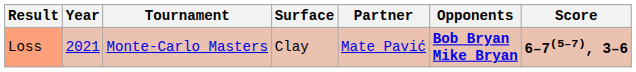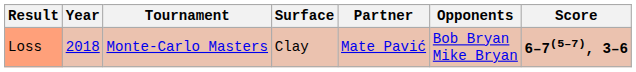(83, 47) 2021 -> (83, 47) 2018
(475, 47) bold -> (475, 47) normal
